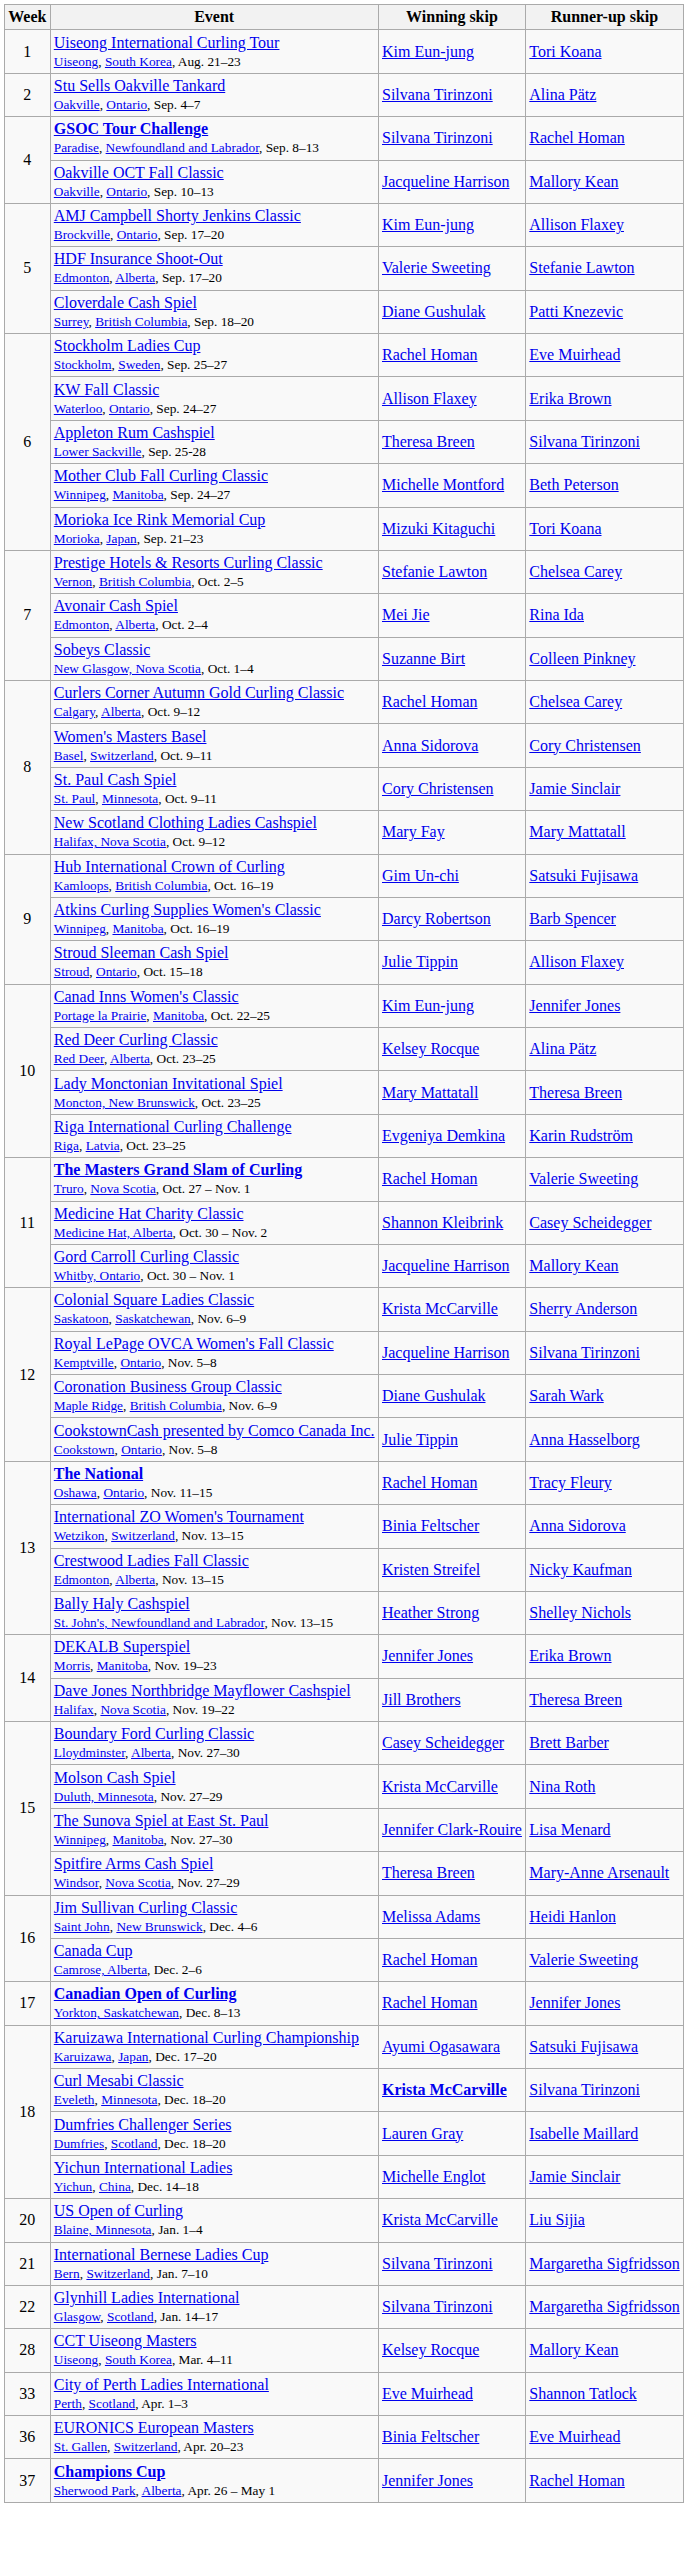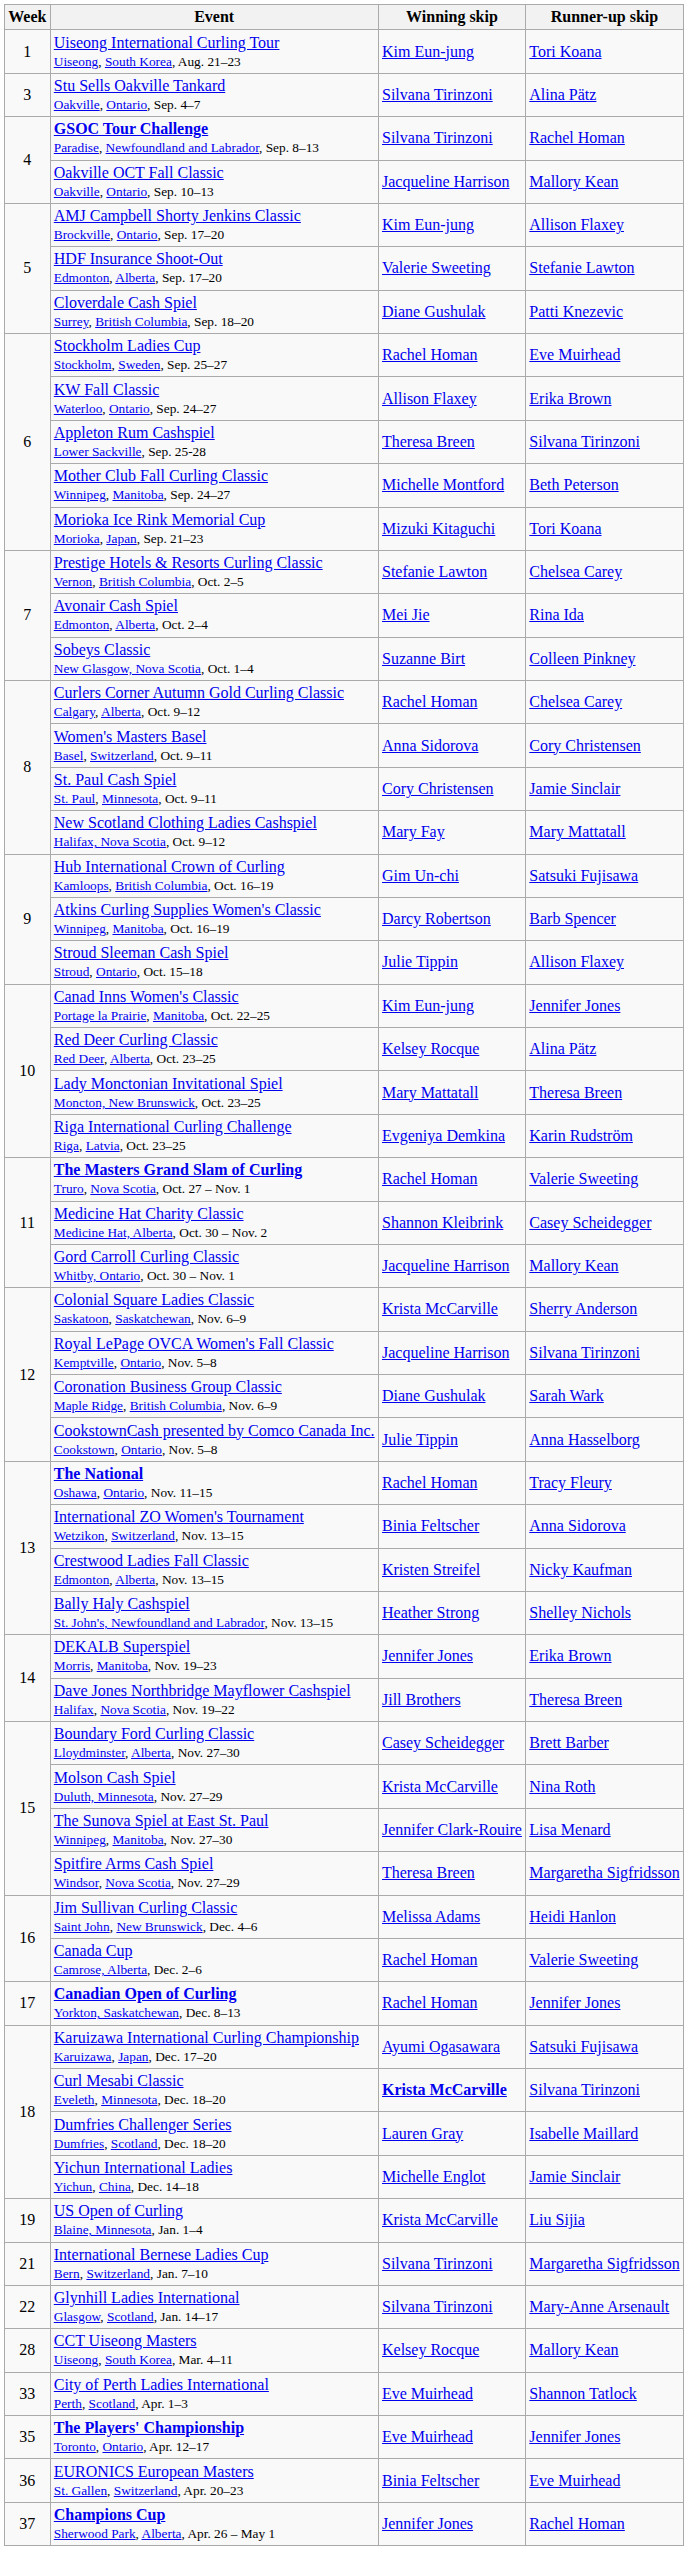(27, 94) 2 -> (27, 94) 3
(599, 1873) Mary-Anne Arsenault -> (604, 1873) Margaretha Sigfridsson
(27, 2220) 20 -> (27, 2220) 19
(604, 2307) Margaretha Sigfridsson -> (599, 2307) Mary-Anne Arsenault
+ row: (149, 2437)
